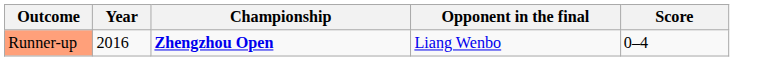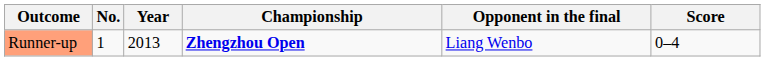+ column: (108, 17)
(113, 42) 2016 -> (144, 42) 2013
